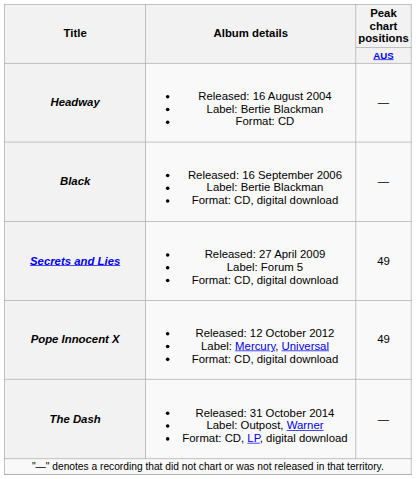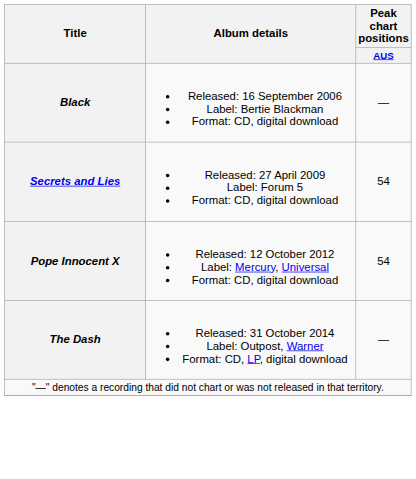- row: (75, 102)
(383, 260) 49 -> (383, 181) 54
(383, 340) 49 -> (383, 260) 54
